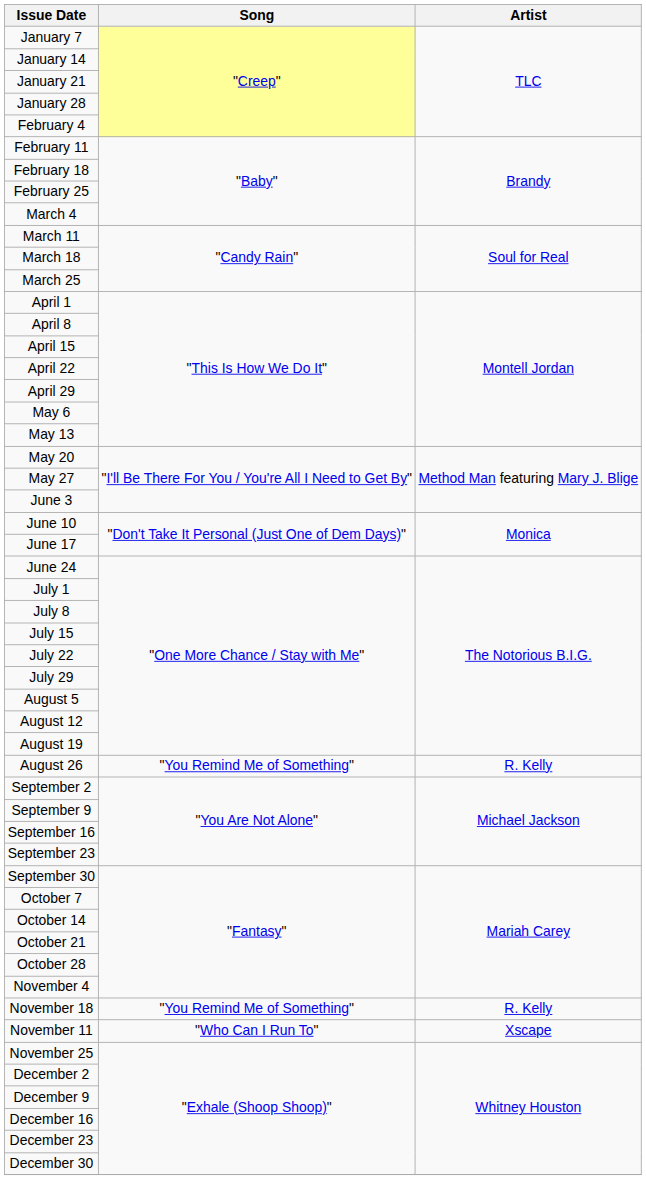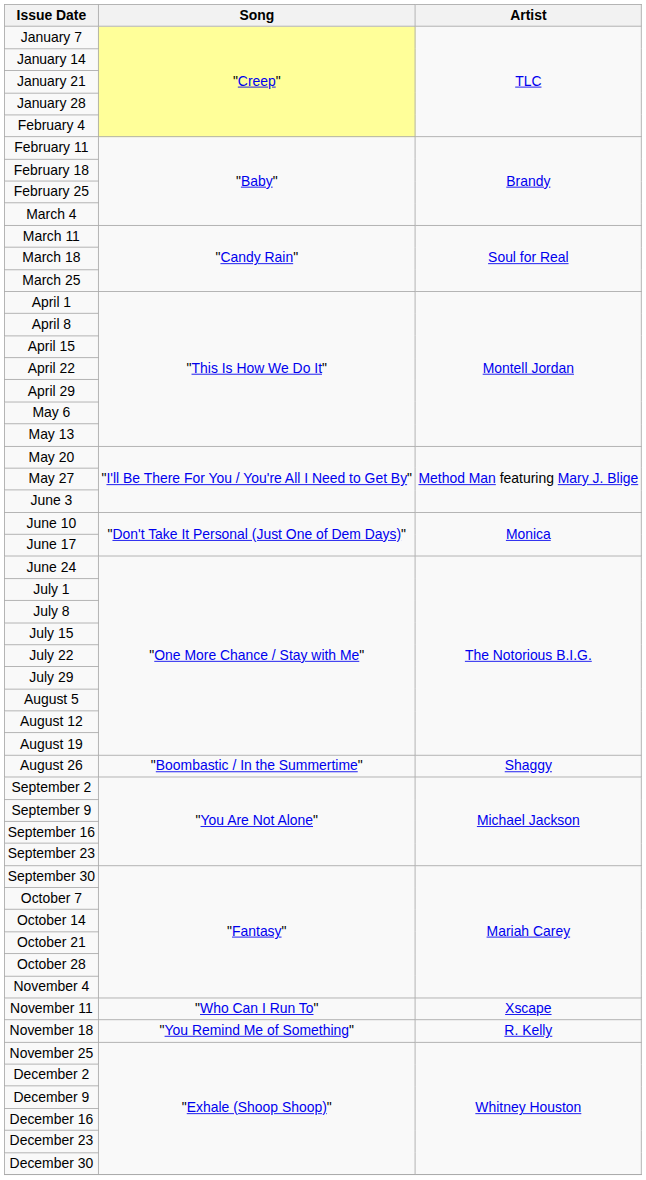(257, 766) "You Remind Me of Something" -> (257, 766) "Boombastic / In the Summertime"
(528, 766) R. Kelly -> (528, 766) Shaggy
rows swapped: (51, 1031) <-> (51, 1008)
